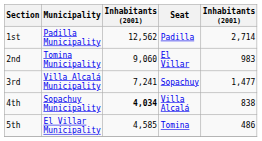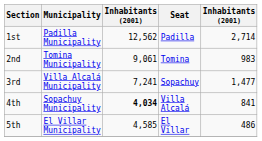(145, 59) 9,060 -> (145, 59) 9,061
(175, 59) El Villar -> (175, 59) Tomina
(248, 104) 838 -> (248, 104) 841
(175, 126) Tomina -> (175, 126) El Villar
